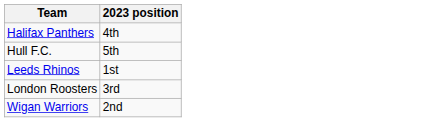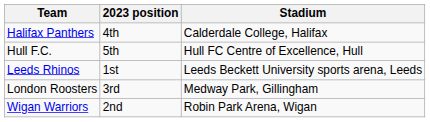+ column: (303, 13)
